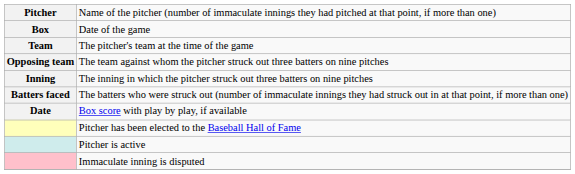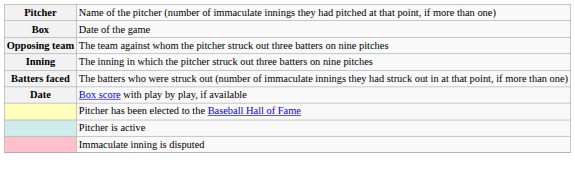- row: (166, 45)
